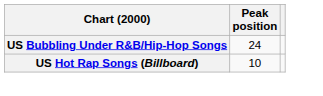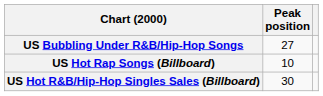(255, 44) 24 -> (288, 44) 27
+ row: (133, 81)
